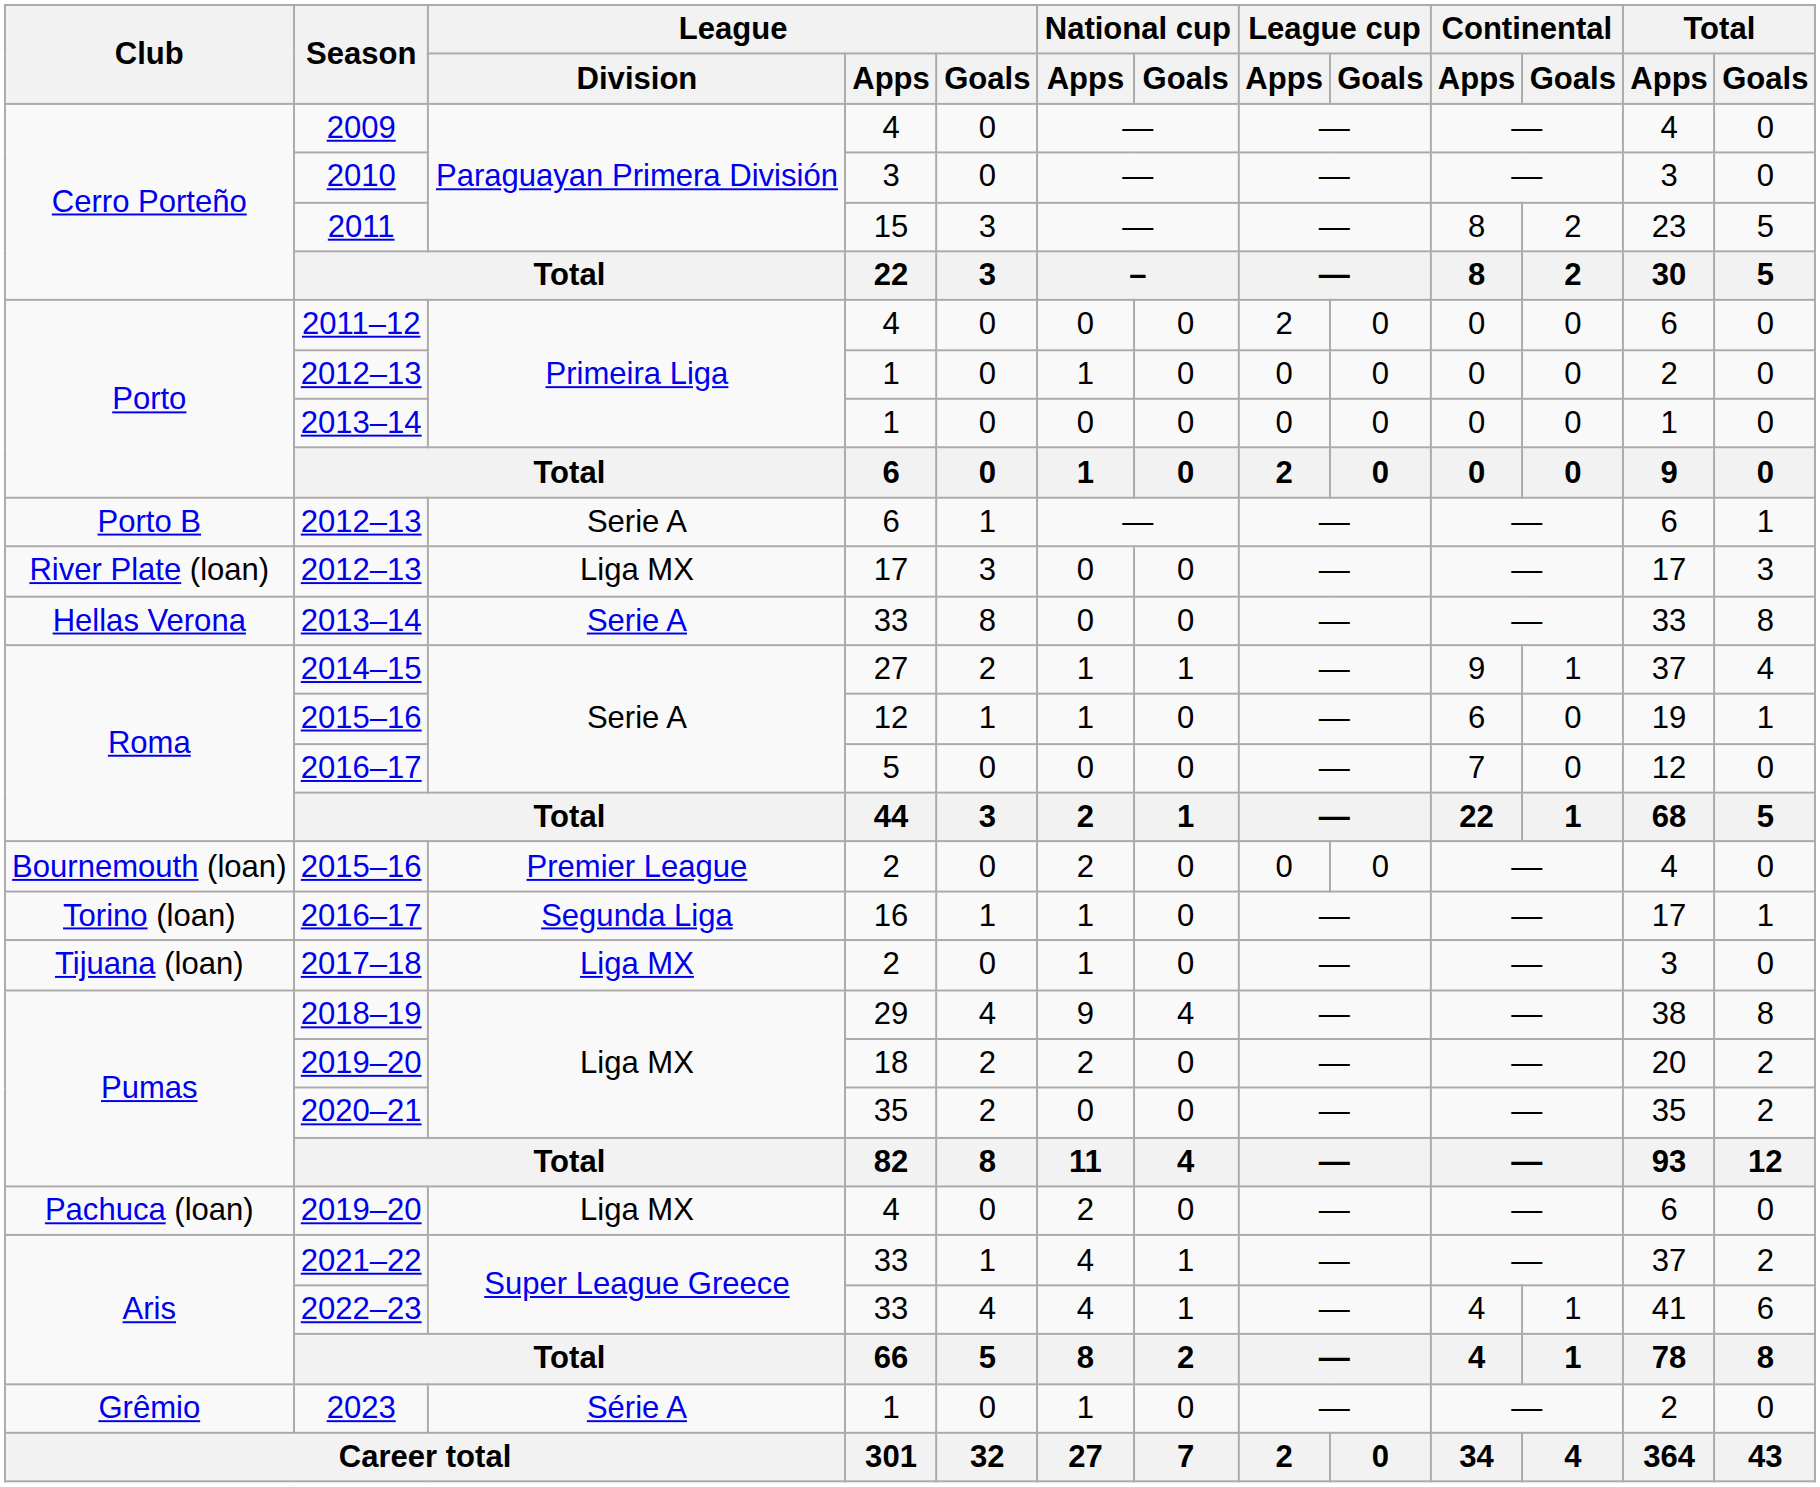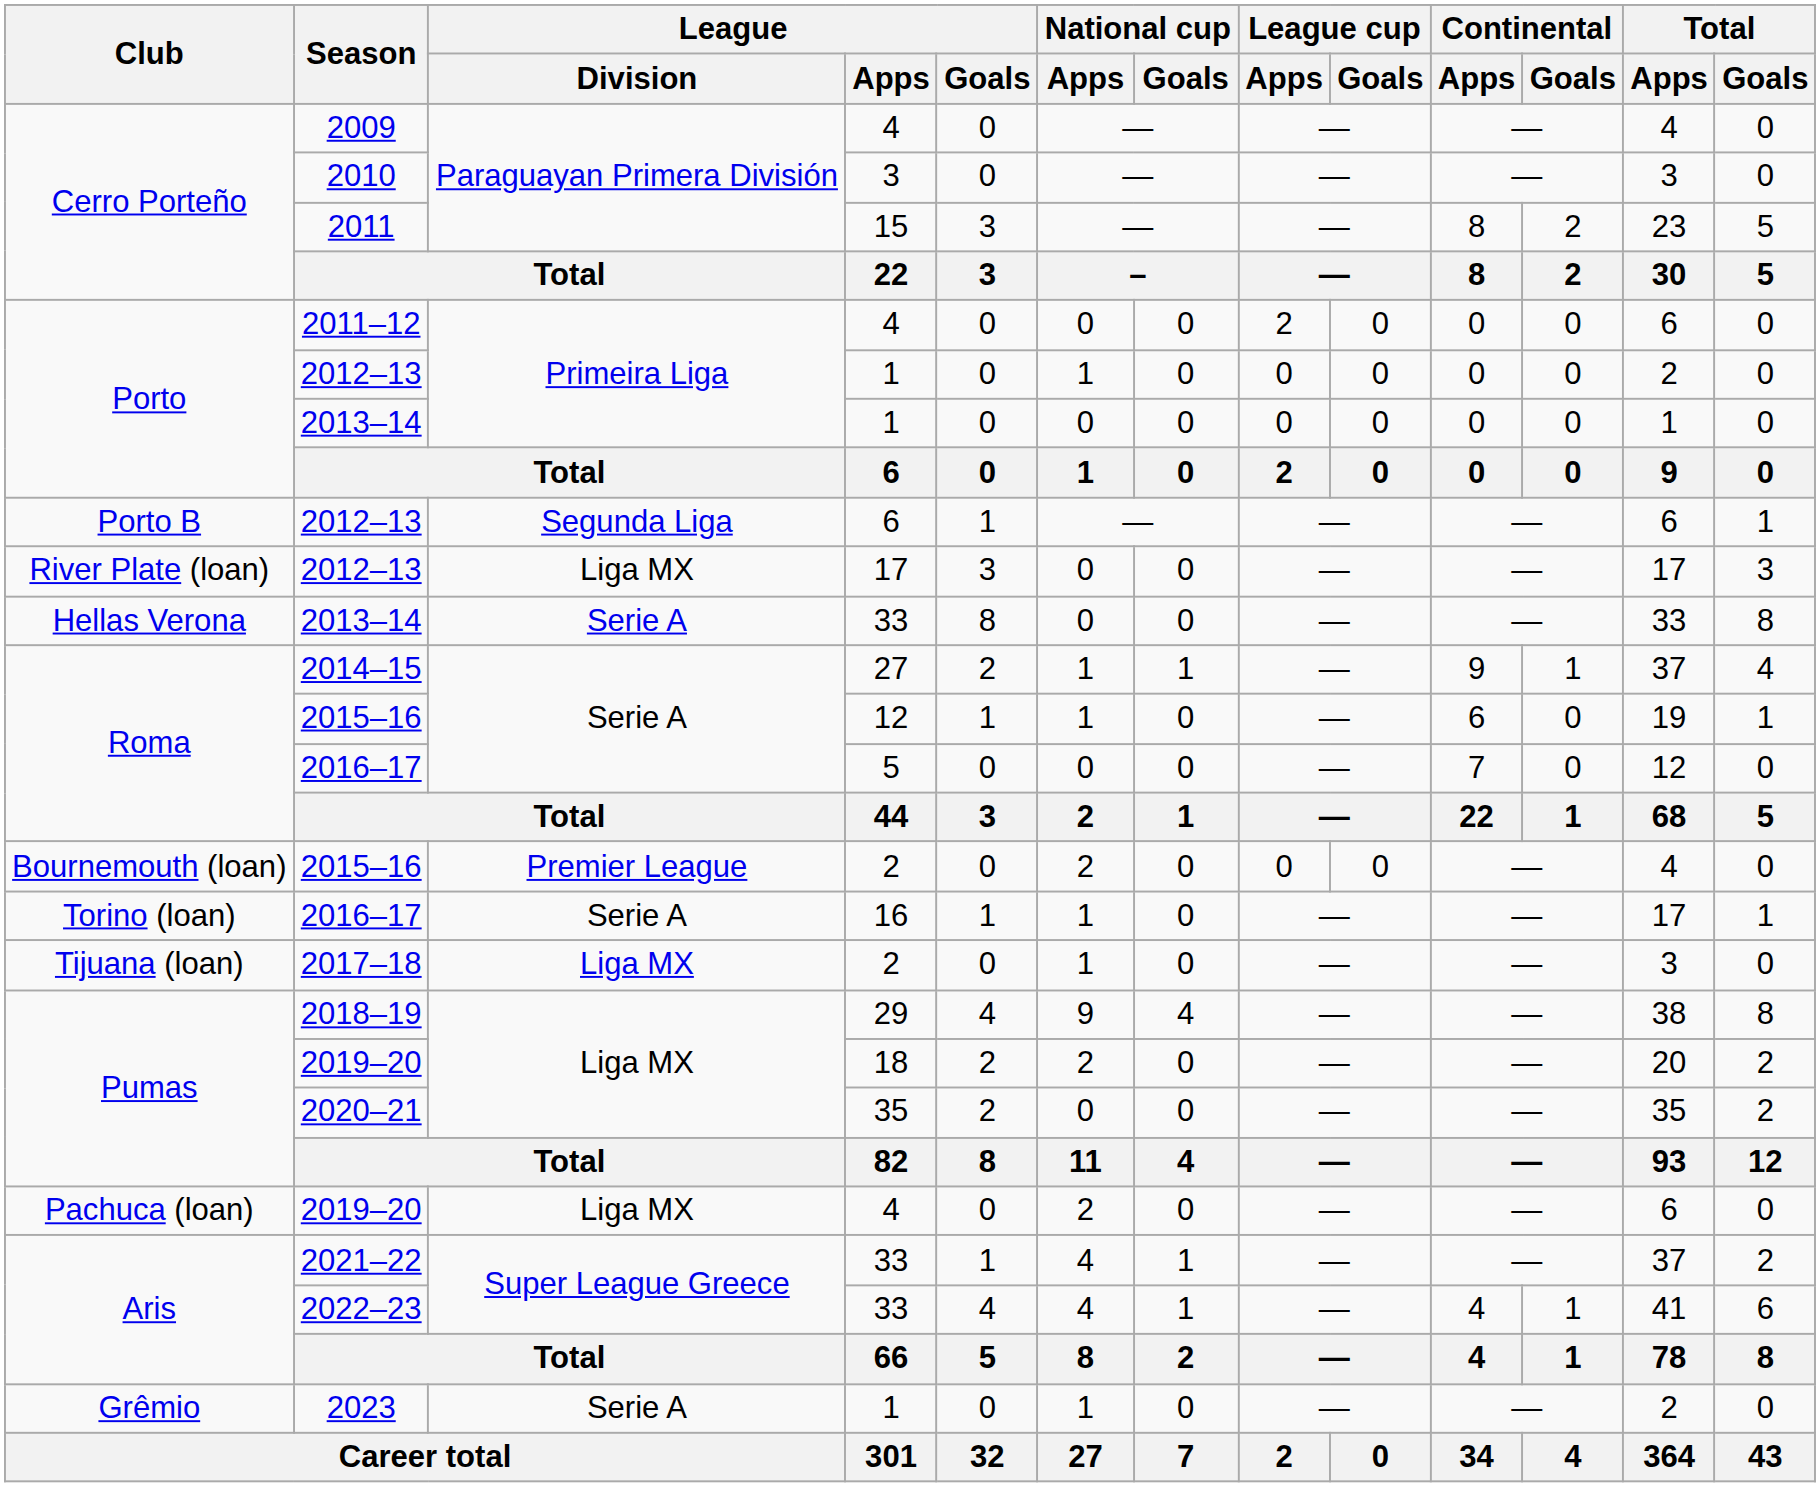(637, 521) Serie A -> (637, 521) Segunda Liga
(637, 915) Segunda Liga -> (637, 915) Serie A
(637, 1407) Série A -> (637, 1407) Serie A
